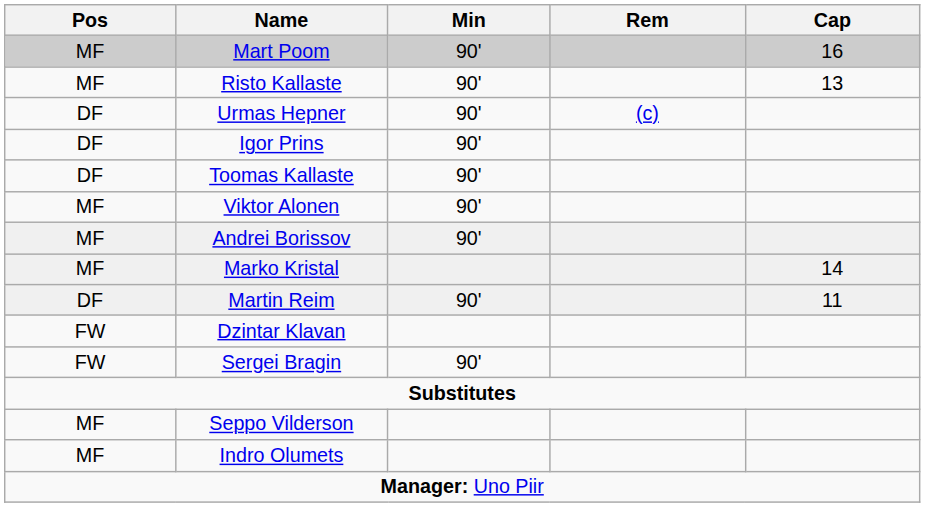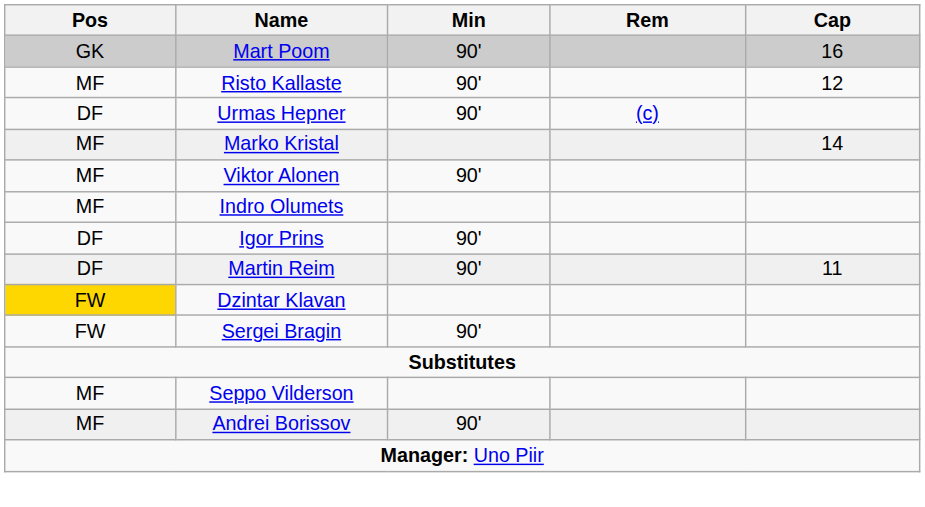(90, 51) MF -> (90, 51) GK
(832, 82) 13 -> (832, 82) 12
rows swapped: (281, 144) <-> (281, 269)
- row: (281, 175)
rows swapped: (281, 237) <-> (281, 455)
(90, 331) no background -> (90, 300) gold background
